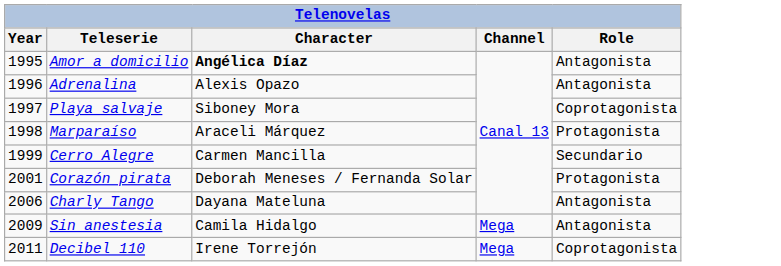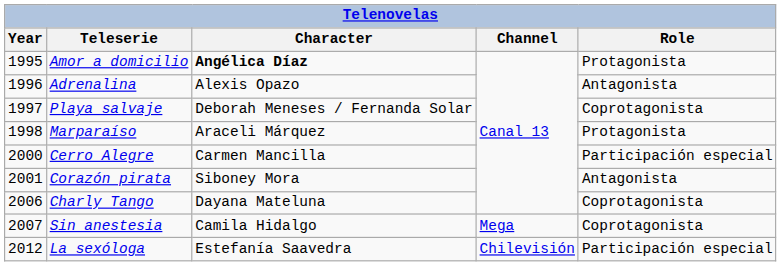(604, 63) Antagonista -> (634, 63) Protagonista
(247, 110) Siboney Mora -> (334, 110) Deborah Meneses / Fernanda Solar
(25, 157) 1999 -> (25, 157) 2000
(599, 157) Secundario -> (677, 157) Participación especial
(334, 180) Deborah Meneses / Fernanda Solar -> (247, 180) Siboney Mora
(608, 180) Protagonista -> (630, 180) Antagonista
(604, 203) Antagonista -> (643, 203) Coprotagonista
(25, 227) 2009 -> (25, 227) 2007
(604, 227) Antagonista -> (643, 227) Coprotagonista
- row: (97, 250)
+ row: (97, 250)
